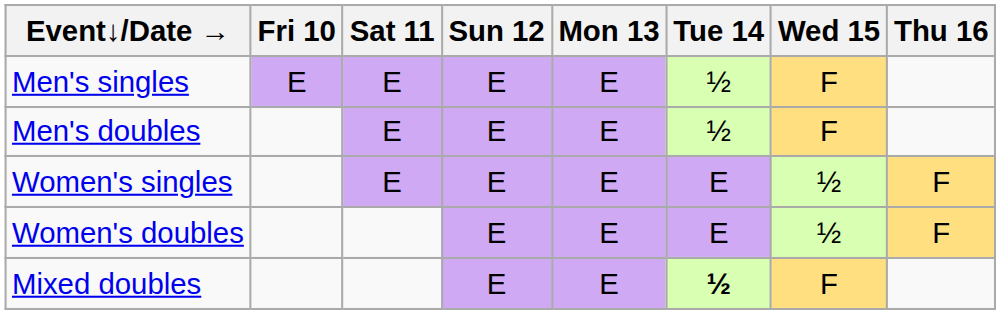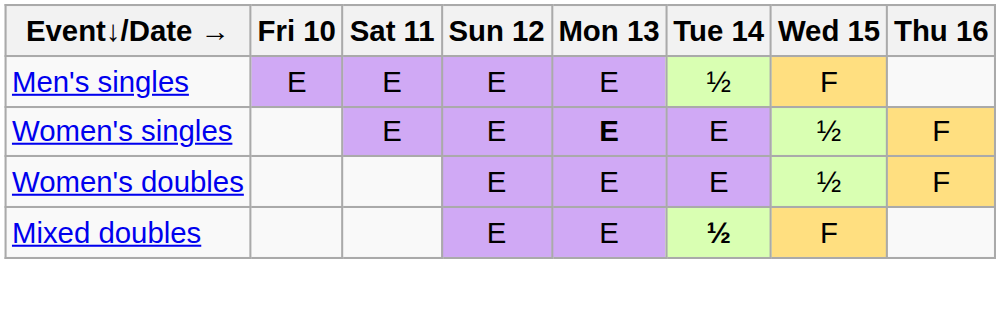- row: (106, 131)
(609, 182) normal -> (609, 131) bold
